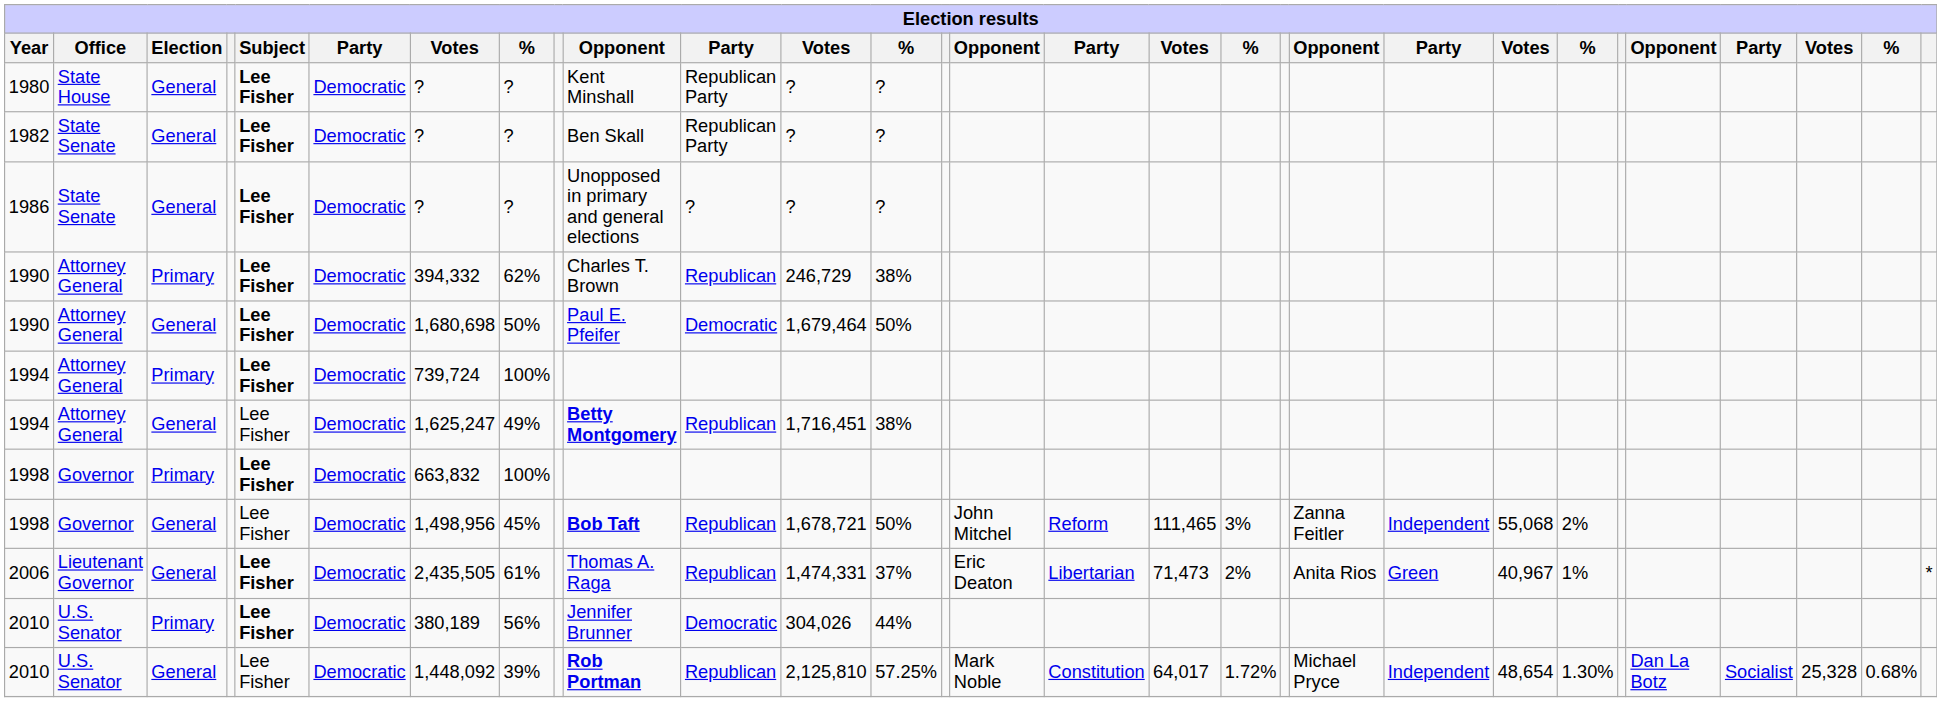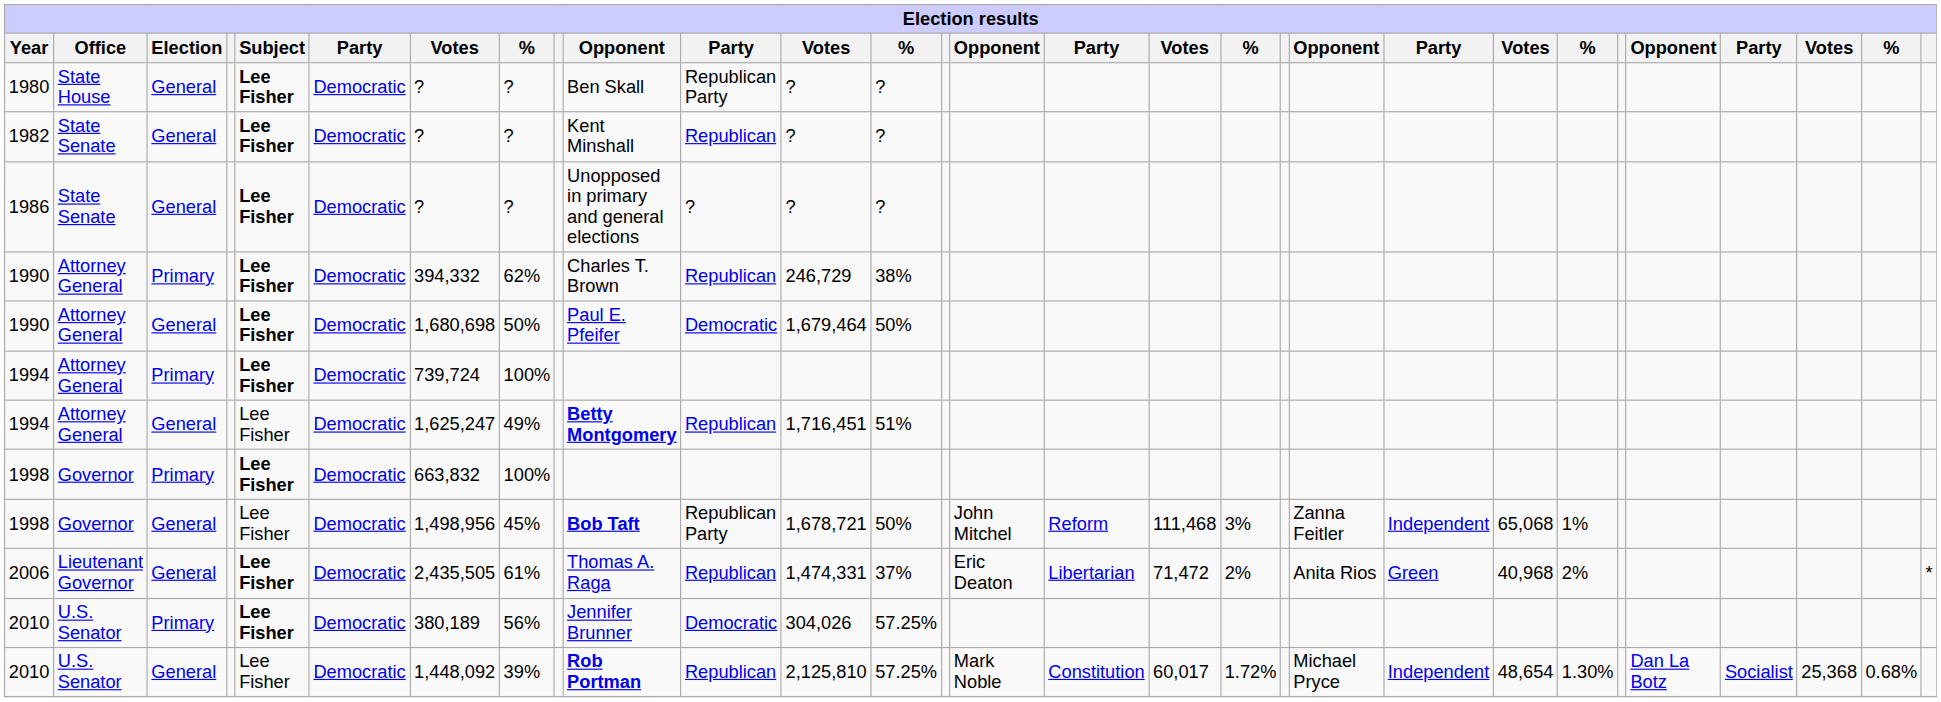(601, 87) Kent Minshall -> (606, 87) Ben Skall
(606, 136) Ben Skall -> (601, 136) Kent Minshall
(731, 136) Republican Party -> (731, 136) Republican
(893, 424) 38% -> (893, 424) 51%
(731, 523) Republican -> (731, 523) Republican Party
(1185, 523) 111,465 -> (1185, 523) 111,468
(1526, 523) 55,068 -> (1526, 523) 65,068
(1575, 523) 2% -> (1575, 523) 1%
(1181, 573) 71,473 -> (1181, 573) 71,472
(1526, 573) 40,967 -> (1526, 573) 40,968
(1575, 573) 1% -> (1575, 573) 2%
(893, 622) 44% -> (906, 622) 57.25%
(1181, 672) 64,017 -> (1181, 672) 60,017
(1829, 672) 25,328 -> (1829, 672) 25,368
